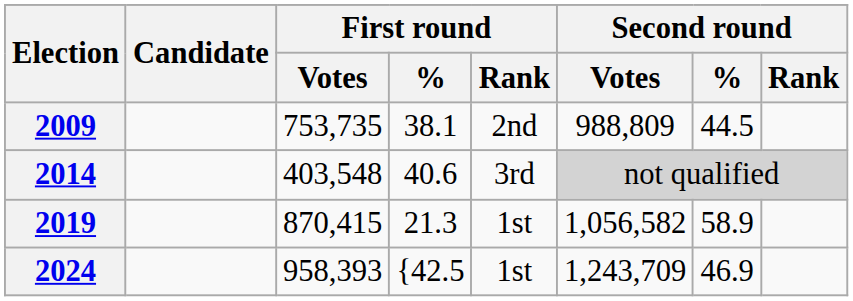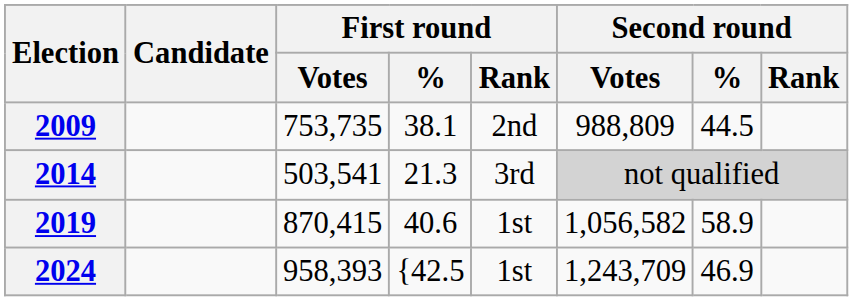(333, 174) 403,548 -> (333, 174) 503,541
(430, 174) 40.6 -> (430, 174) 21.3
(430, 222) 21.3 -> (430, 222) 40.6
